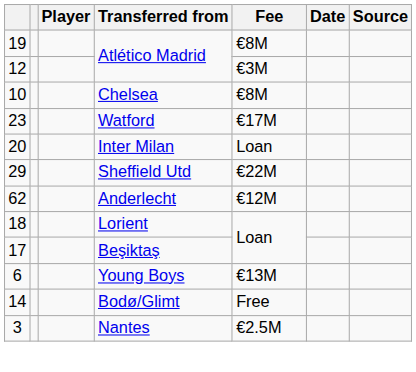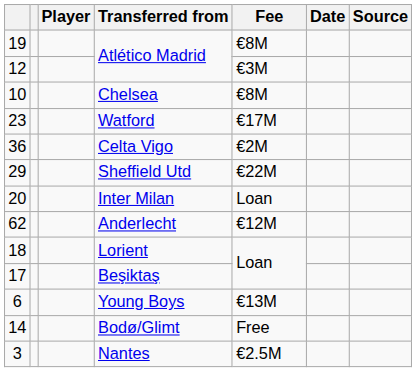+ row: (17, 146)
rows swapped: (17, 172) <-> (17, 146)
